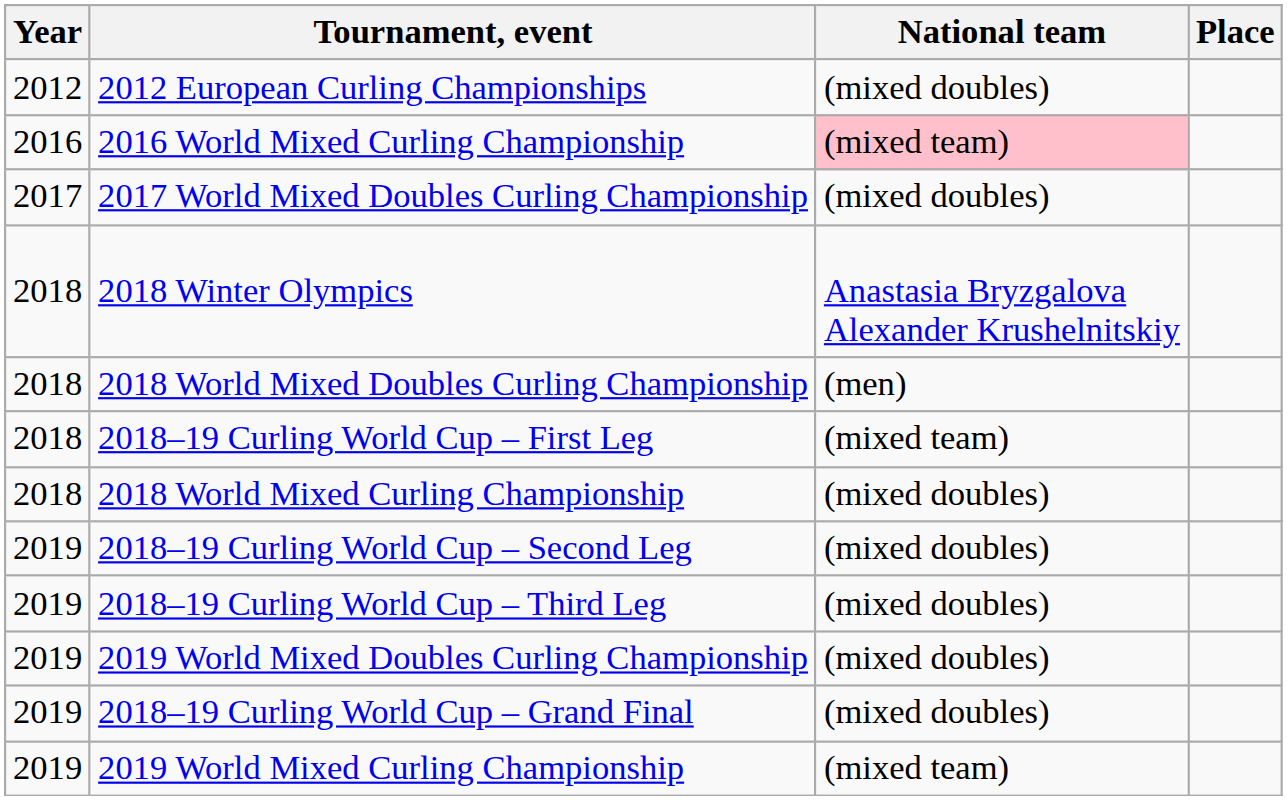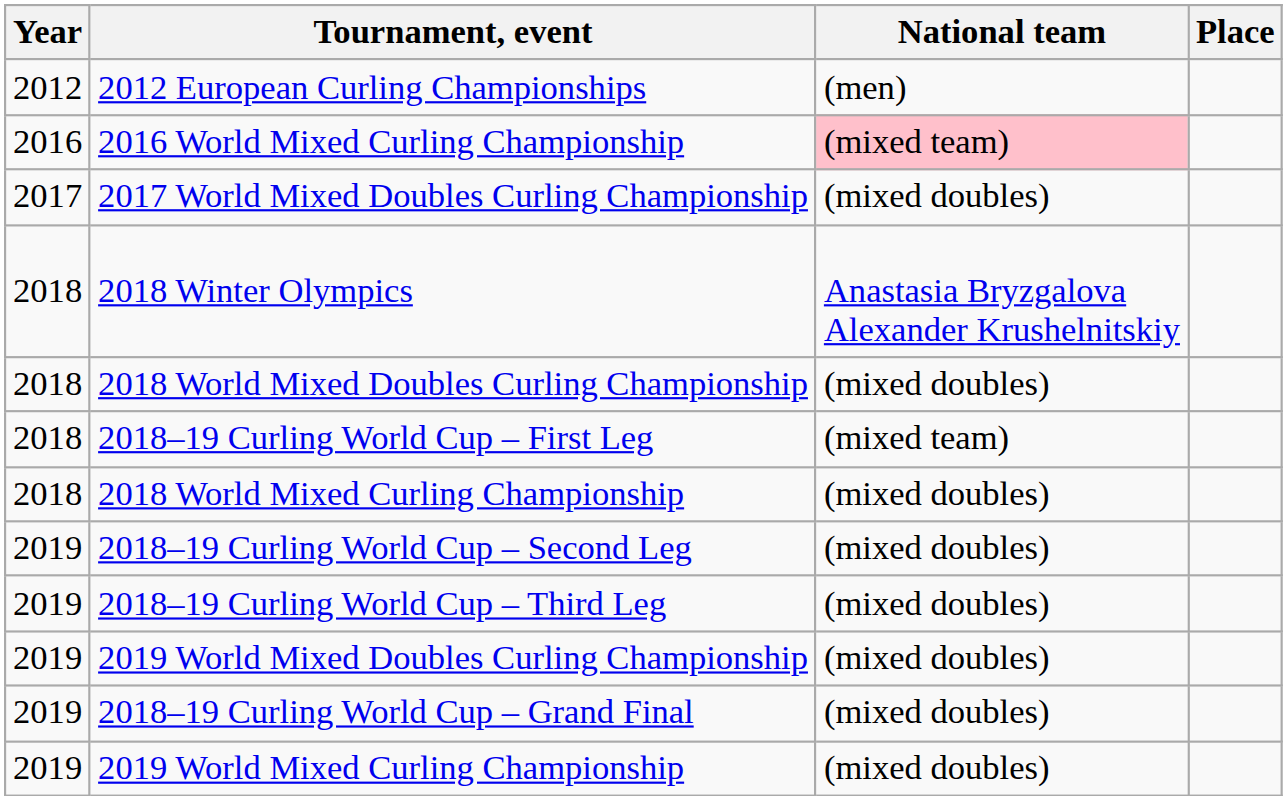(937, 86) (mixed doubles) -> (865, 86) (men)
(865, 383) (men) -> (937, 383) (mixed doubles)
(916, 767) (mixed team) -> (937, 767) (mixed doubles)
